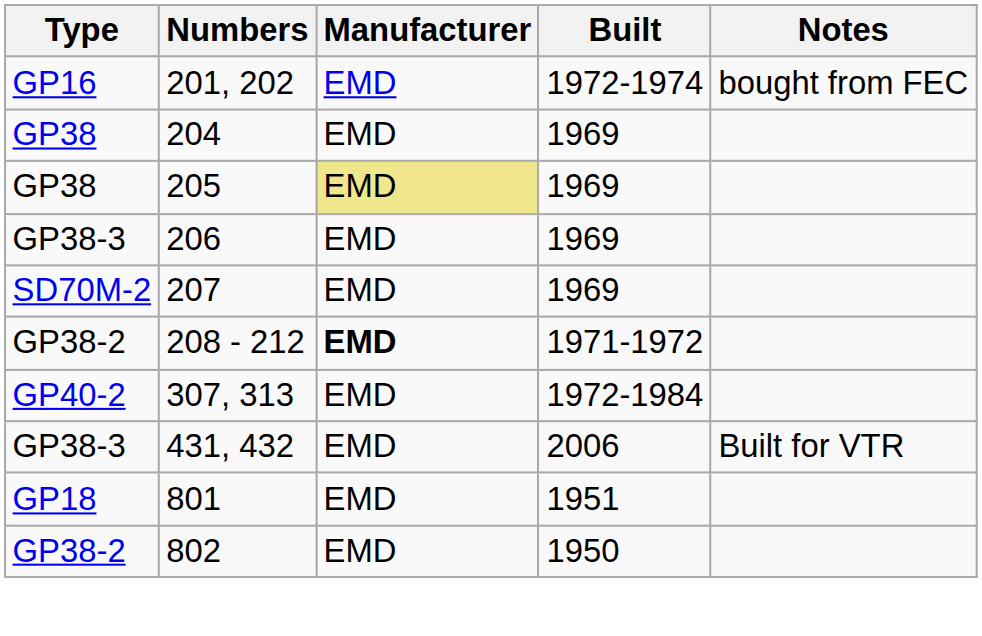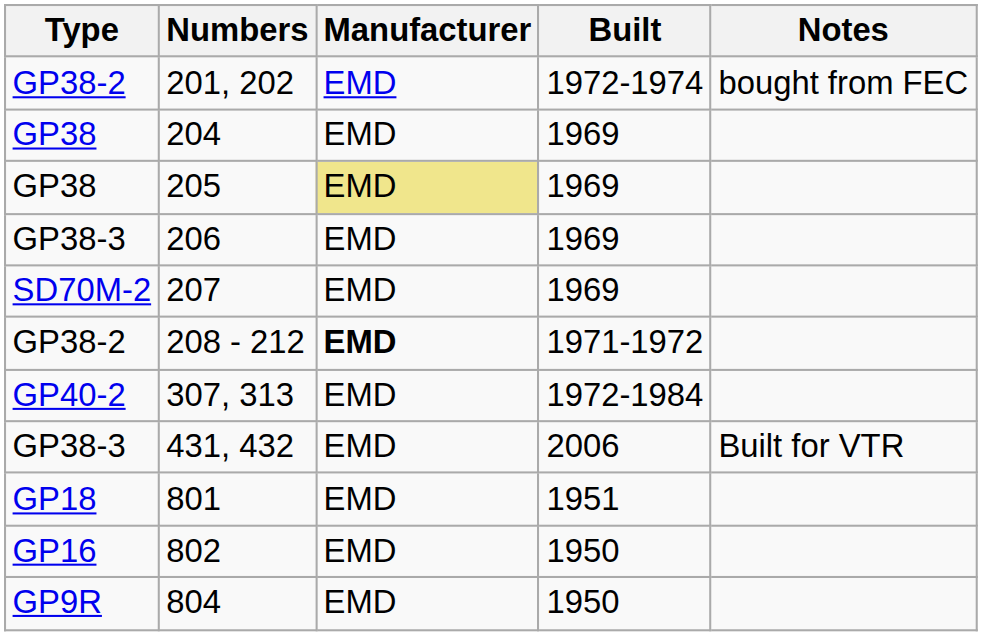(55, 82) GP16 -> (69, 82) GP38-2
(69, 550) GP38-2 -> (55, 550) GP16
+ row: (194, 602)
